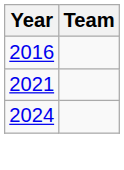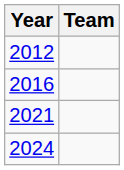+ row: (32, 52)
